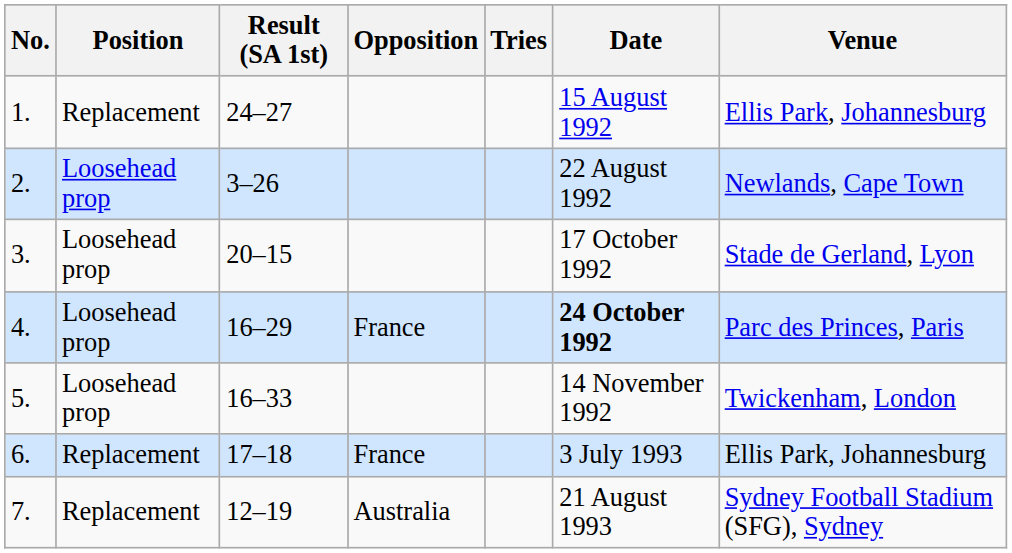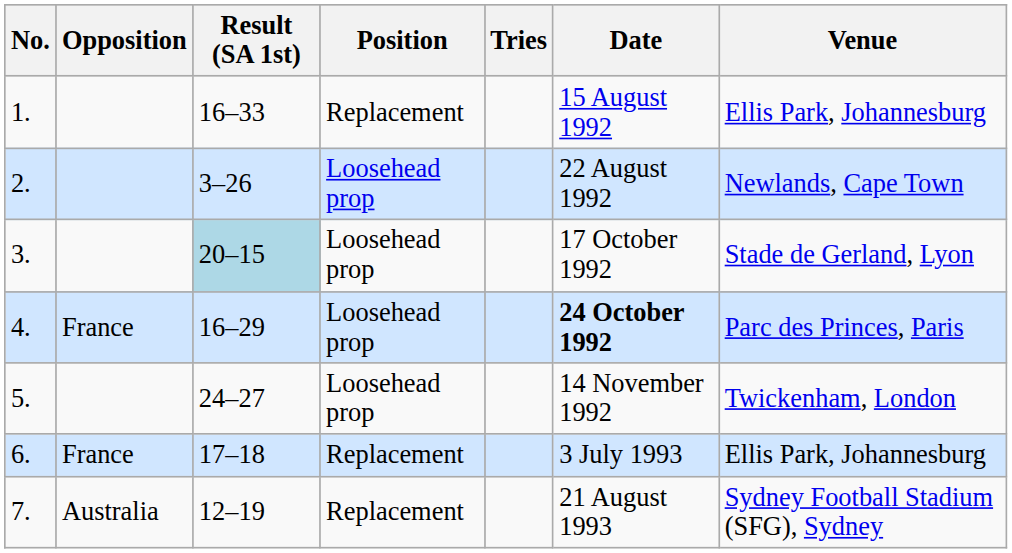columns swapped: (416, 40) <-> (138, 40)
(259, 111) 24–27 -> (232, 111) 16–33
(259, 254) no background -> (232, 254) lightblue background
(259, 398) 16–33 -> (232, 398) 24–27
